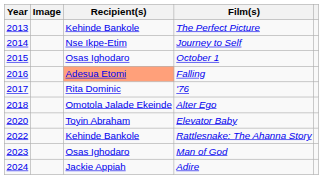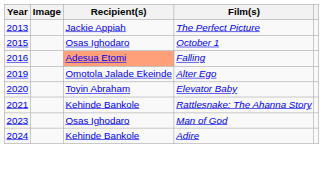(102, 27) Kehinde Bankole -> (96, 27) Jackie Appiah
- row: (209, 43)
- row: (183, 89)
(17, 105) 2018 -> (17, 74) 2019
(17, 136) 2022 -> (17, 105) 2021
(96, 167) Jackie Appiah -> (102, 136) Kehinde Bankole
